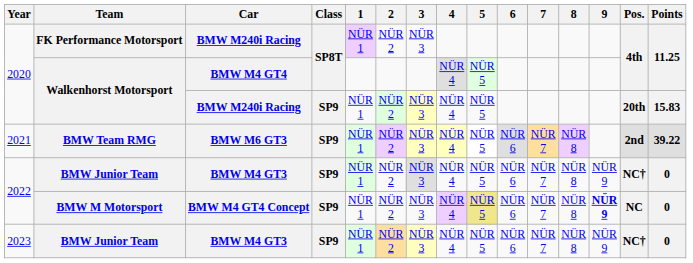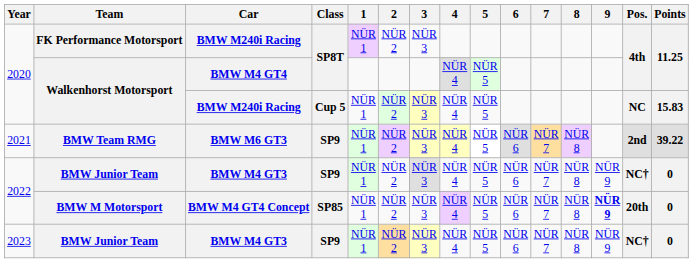(329, 107) SP9 -> (330, 107) Cup 5
(634, 107) 20th -> (637, 107) NC
(329, 208) SP9 -> (330, 208) SP85
(482, 208) khaki background -> (485, 208) no background
(634, 208) NC -> (637, 208) 20th
